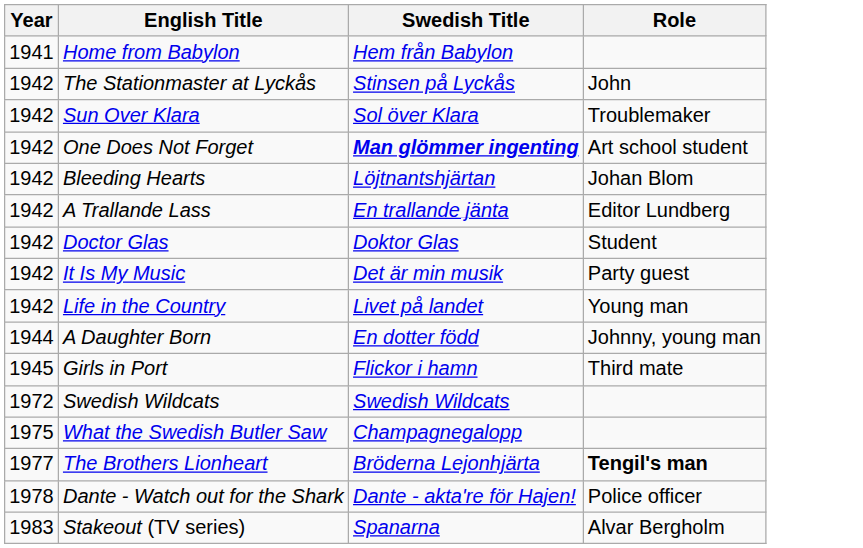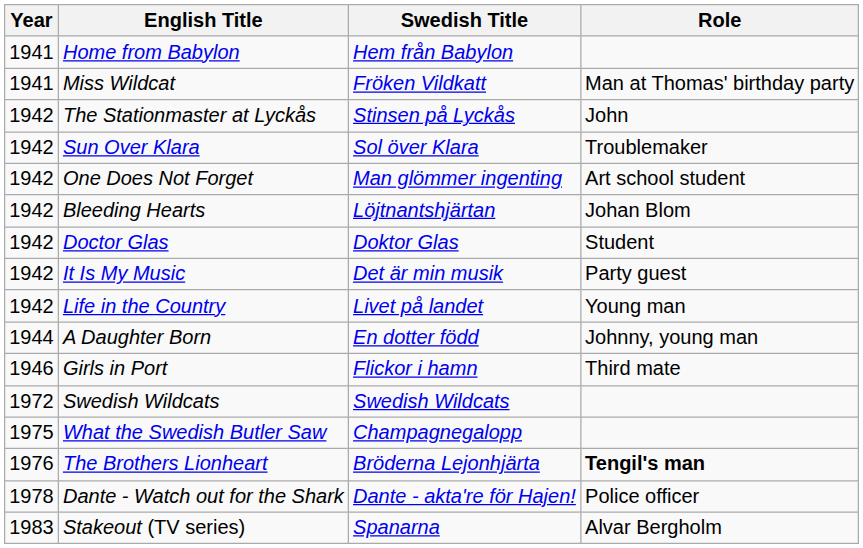+ row: (119, 83)
(466, 147) bold -> (458, 178) normal
- row: (137, 210)
(31, 369) 1945 -> (31, 369) 1946
(31, 464) 1977 -> (31, 464) 1976
